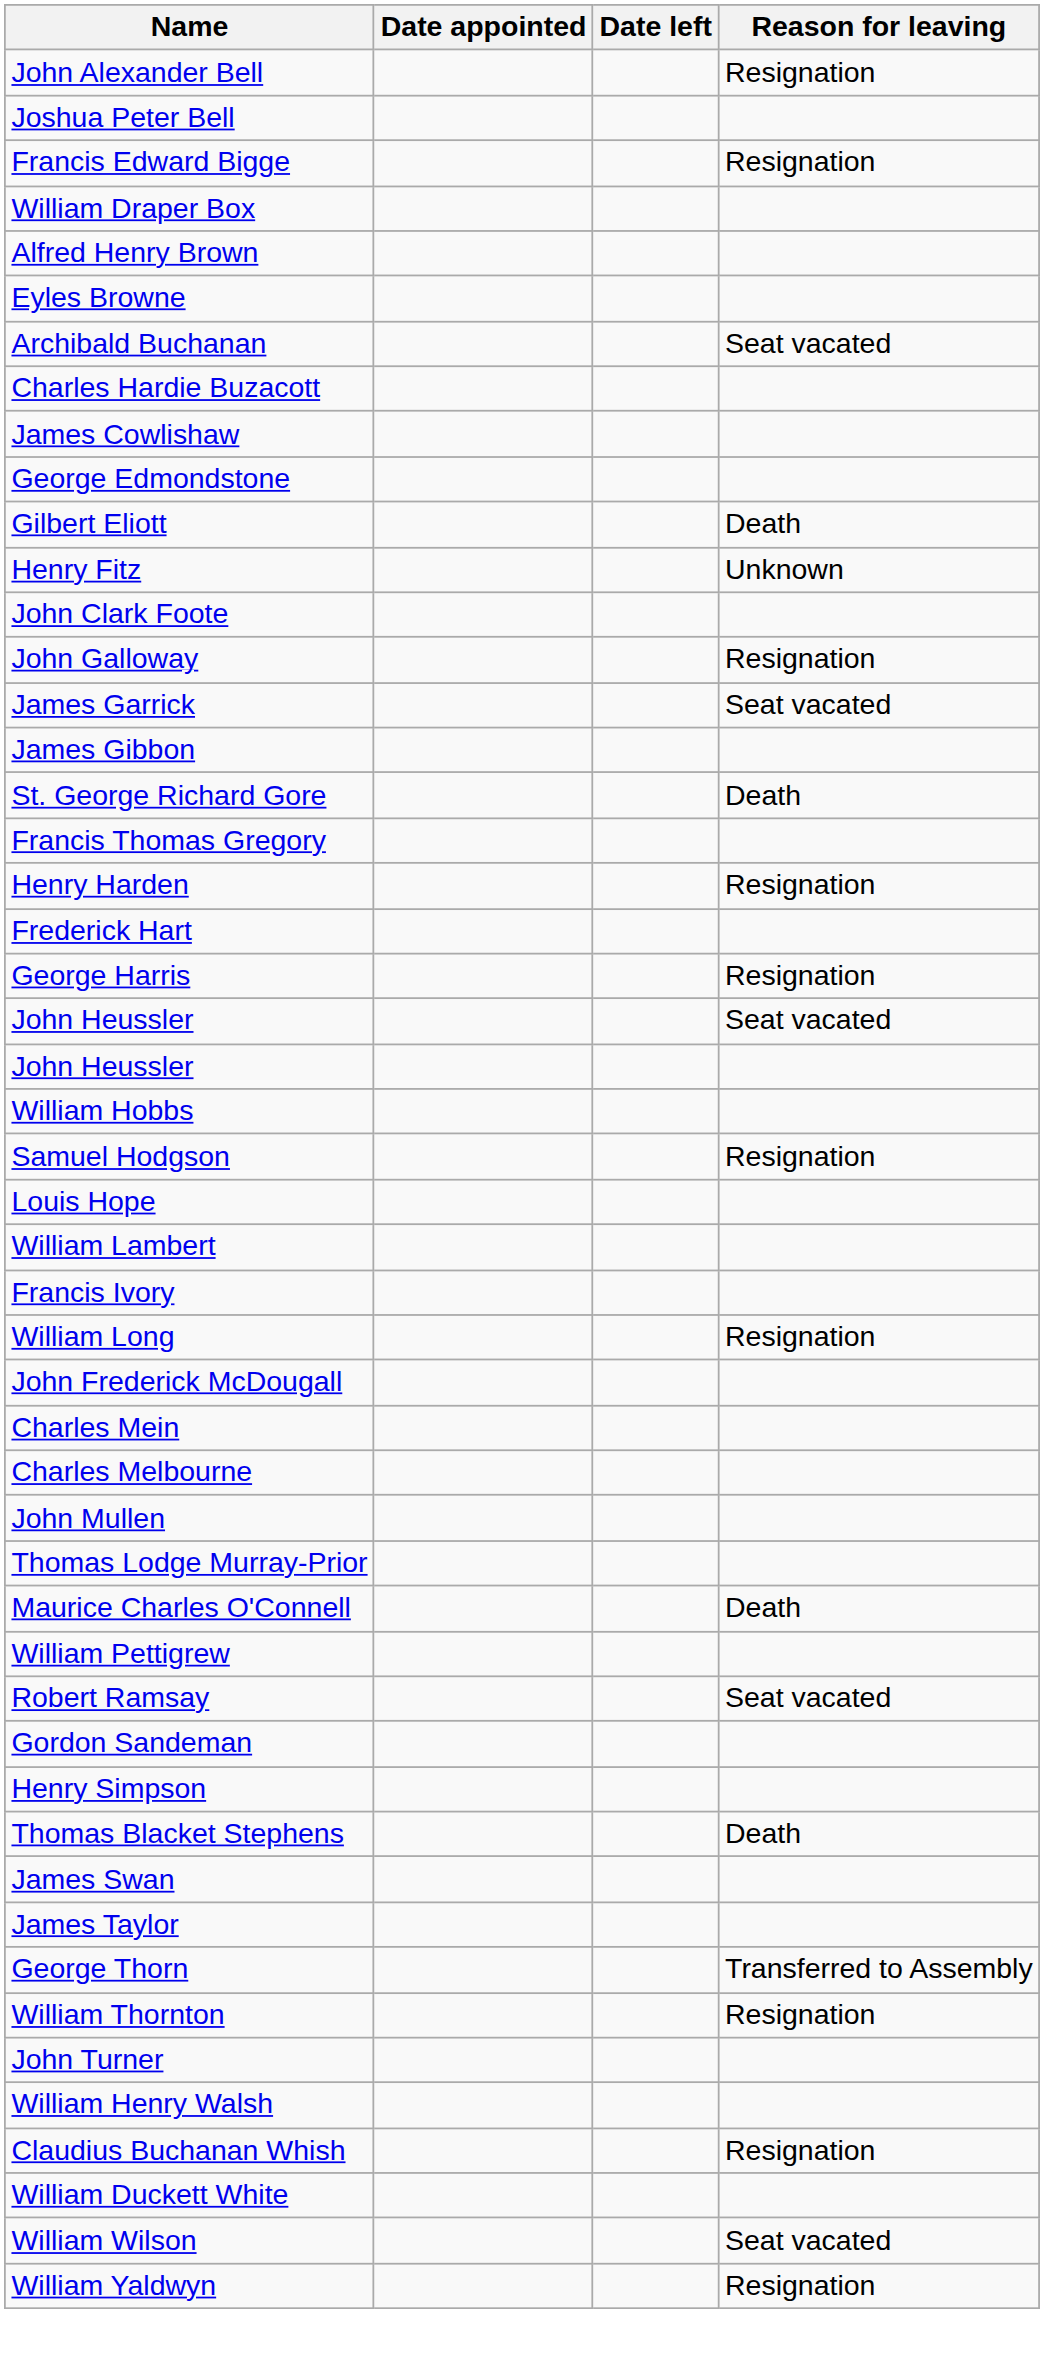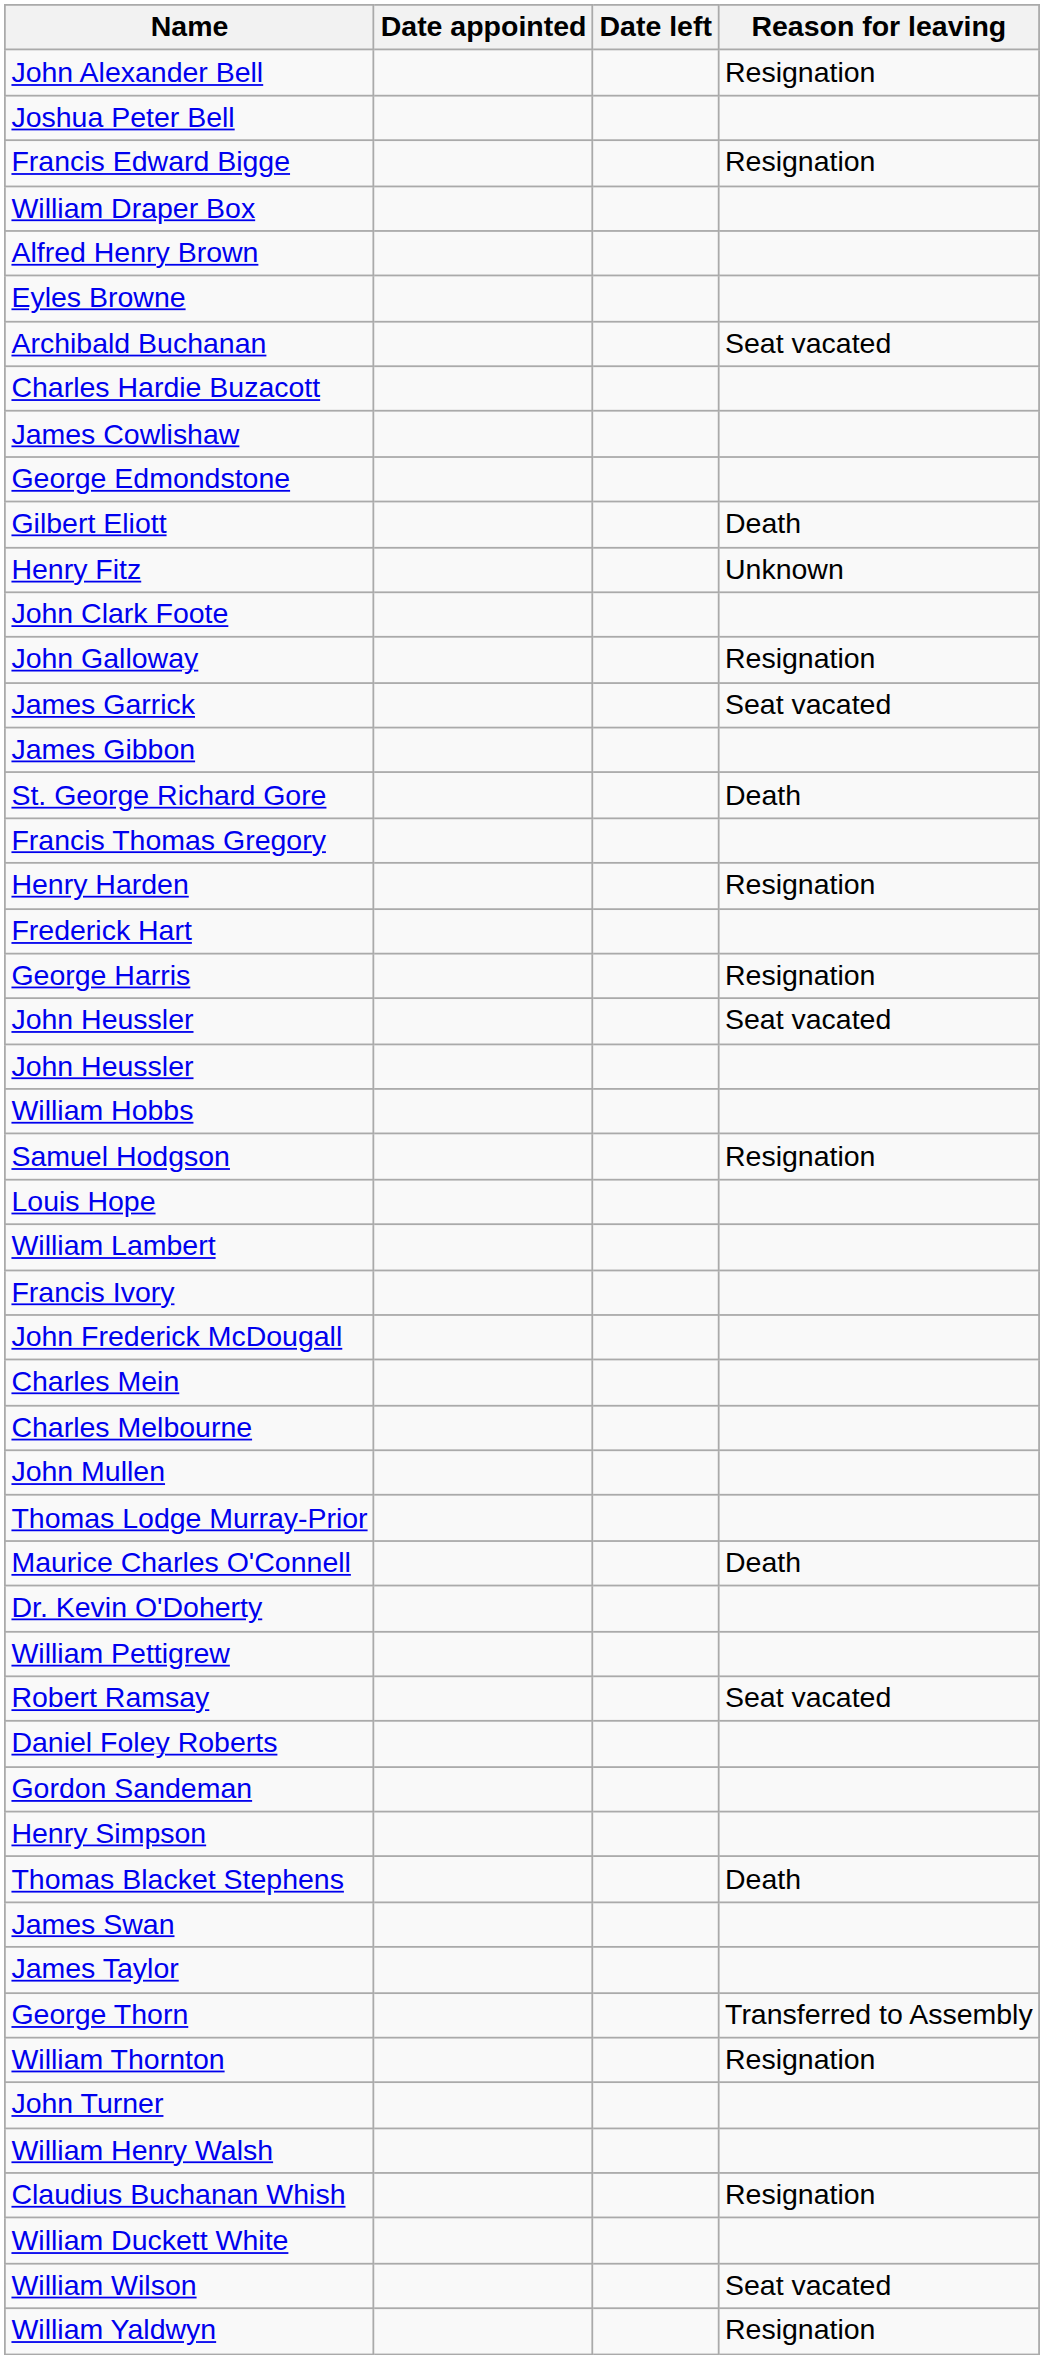- row: (93, 1336)
+ row: (137, 1607)
+ row: (144, 1743)
